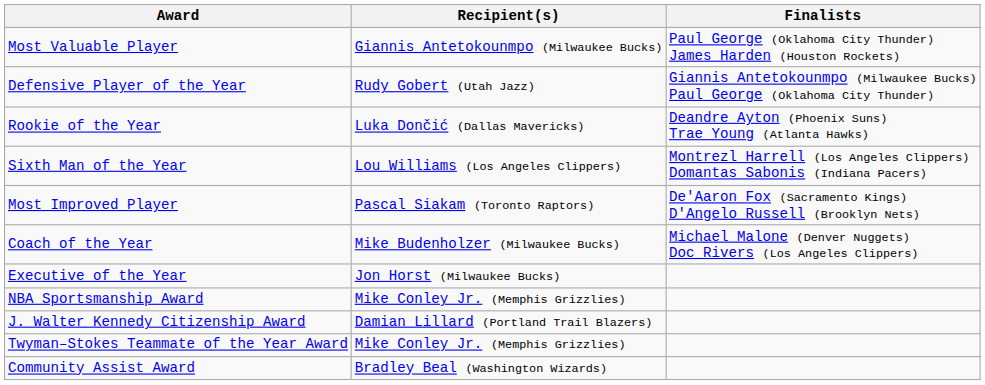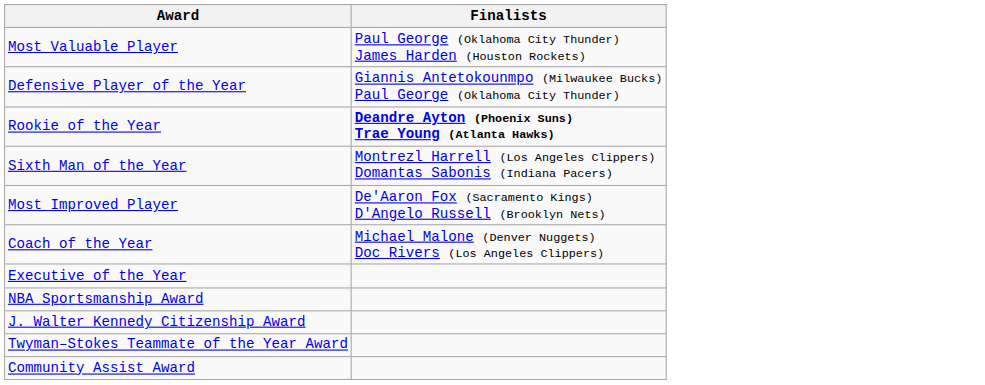- column: (509, 16)
(778, 126) normal -> (464, 126) bold
